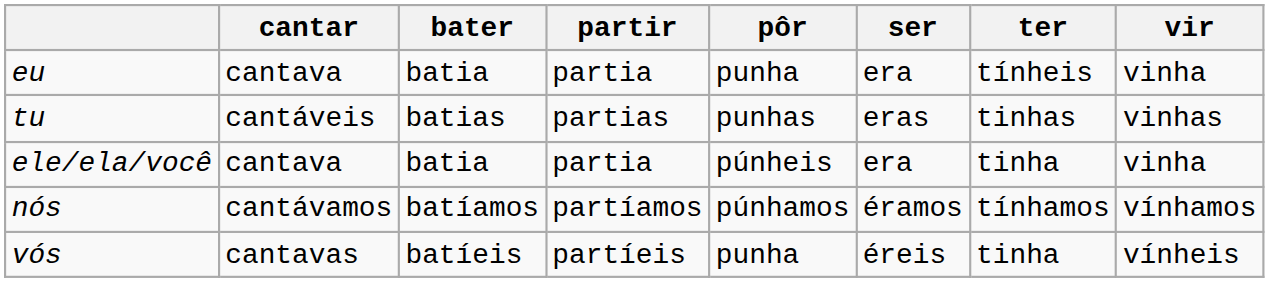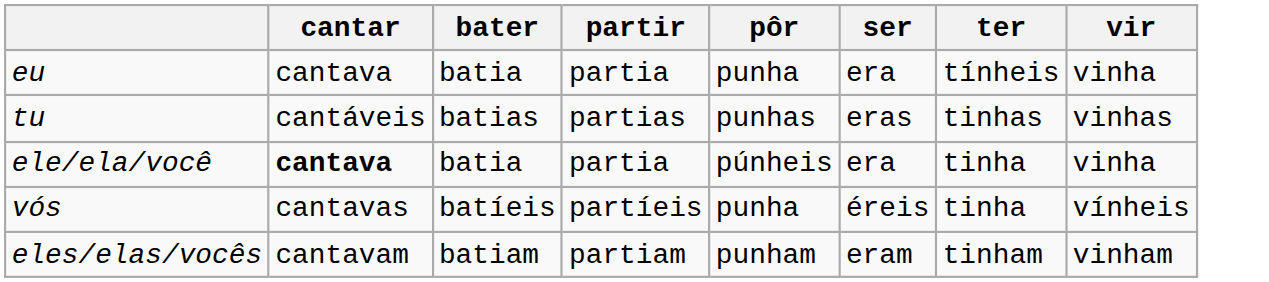(284, 164) normal -> (334, 164) bold
- row: (37, 209)
+ row: (137, 254)
